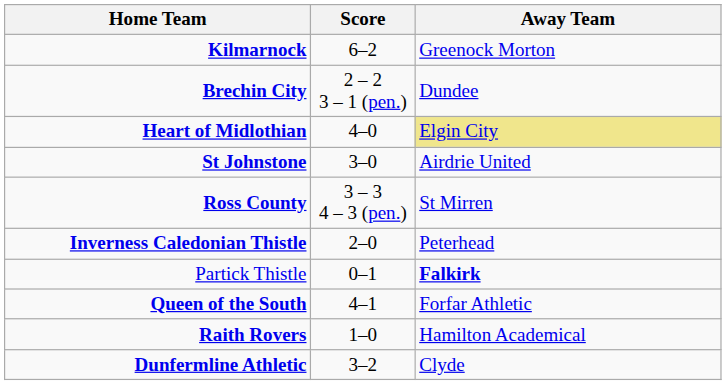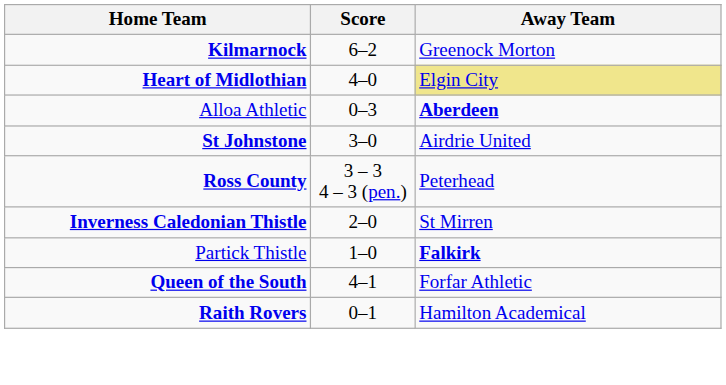- row: (255, 90)
+ row: (253, 110)
(456, 202) St Mirren -> (457, 181) Peterhead
(457, 243) Peterhead -> (456, 222) St Mirren
(363, 273) 0–1 -> (363, 252) 1–0
(363, 334) 1–0 -> (363, 312) 0–1
- row: (221, 364)
